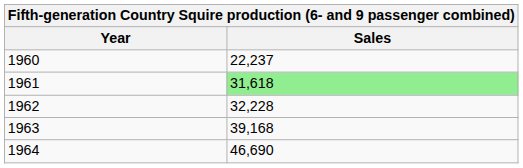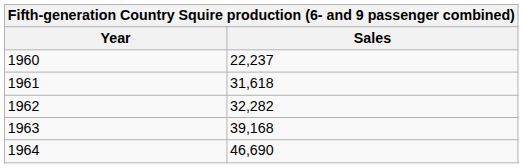(252, 83) lightgreen background -> (252, 83) no background
(252, 106) 32,228 -> (252, 106) 32,282
